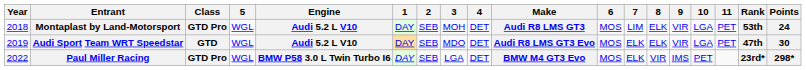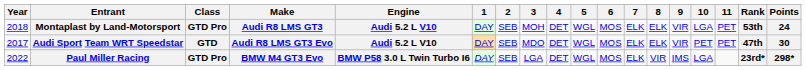columns swapped: (544, 12) <-> (243, 12)
(635, 27) LIM -> (635, 27) ELK
(17, 42) 2019 -> (17, 42) 2017
(703, 42) LGA -> (703, 42) PET
(703, 57) PET -> (703, 57) LGA
